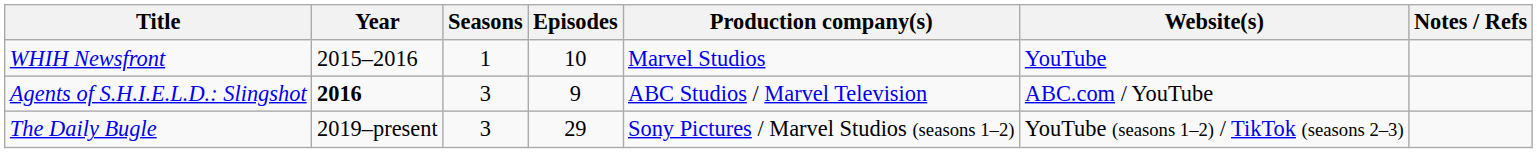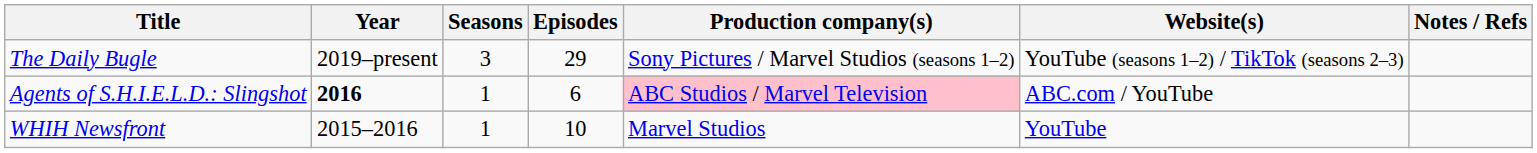rows swapped: (88, 57) <-> (83, 128)
(485, 93) 3 -> (485, 93) 1
(575, 93) 9 -> (575, 93) 6
(778, 93) no background -> (778, 93) pink background
